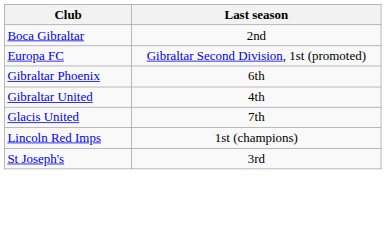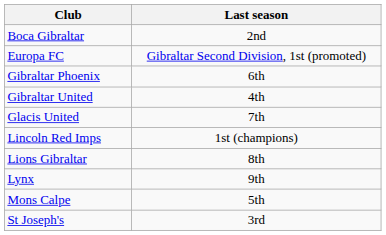+ row: (47, 158)
+ row: (21, 179)
+ row: (39, 199)
